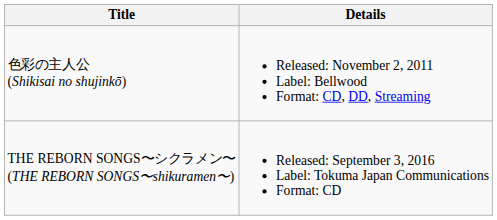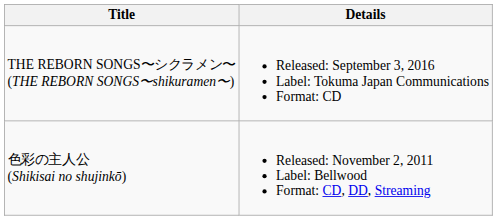rows swapped: (67, 73) <-> (122, 167)
